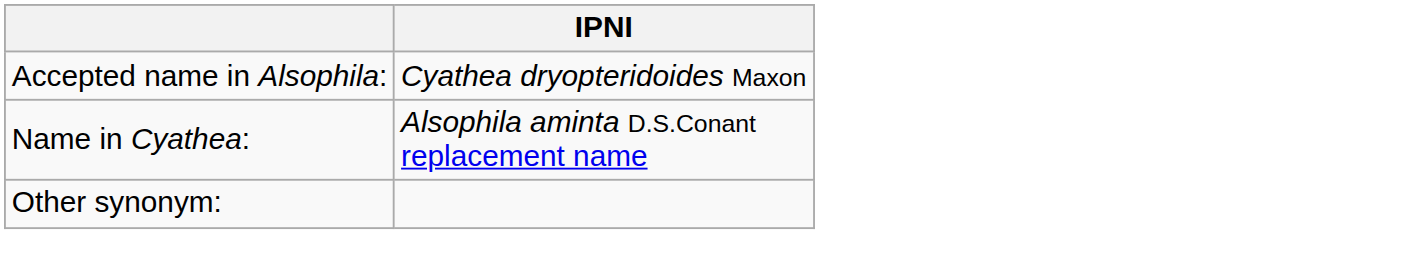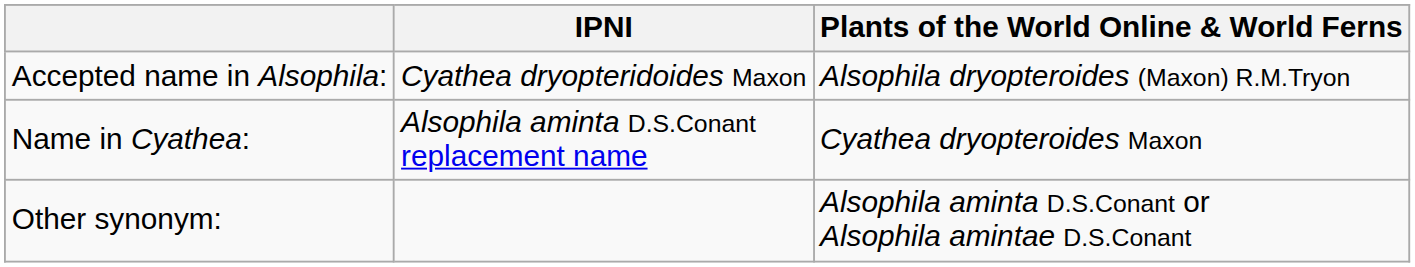+ column: (1111, 28)
